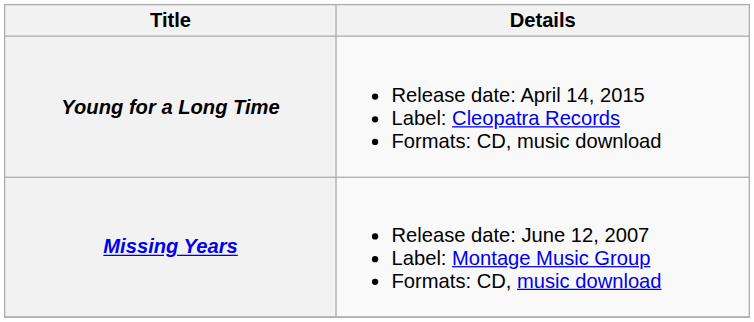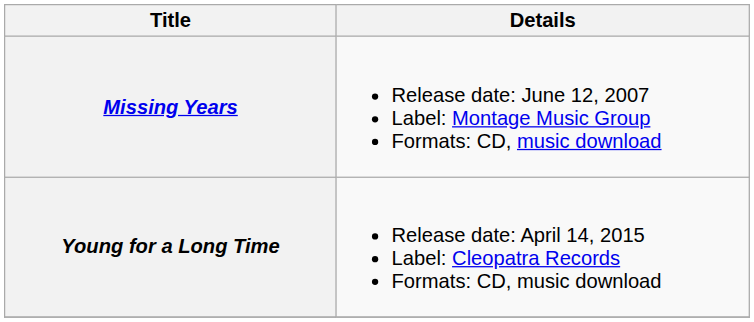rows swapped: (171, 246) <-> (171, 106)
